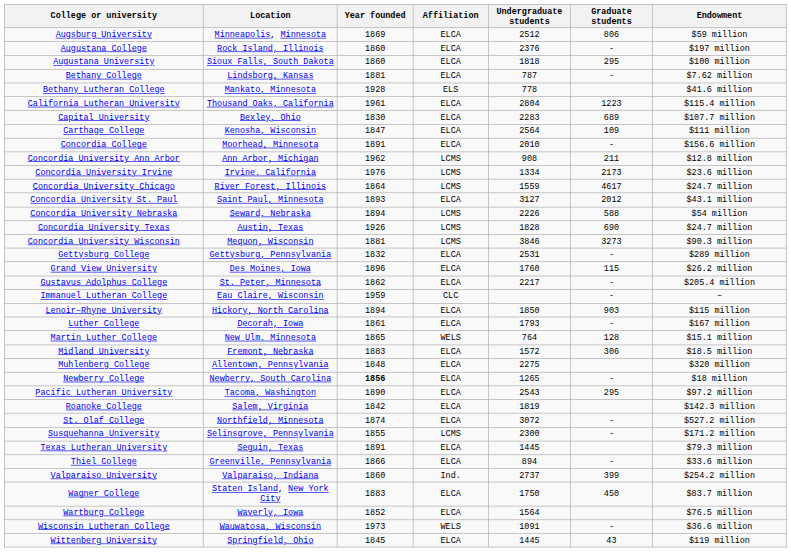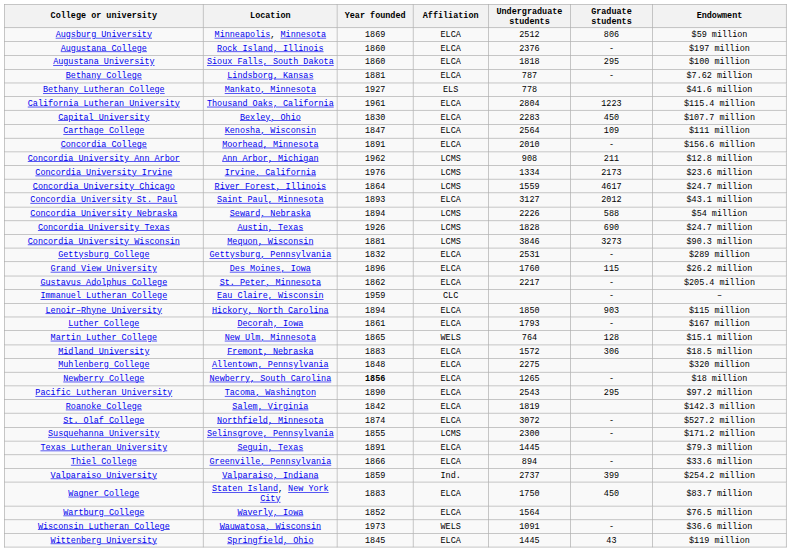(375, 90) 1928 -> (375, 90) 1927
(611, 117) 689 -> (611, 117) 450
(375, 475) 1860 -> (375, 475) 1859
